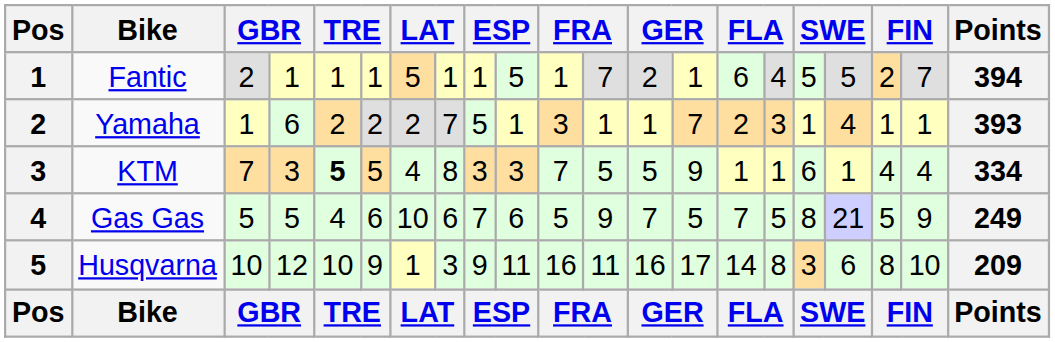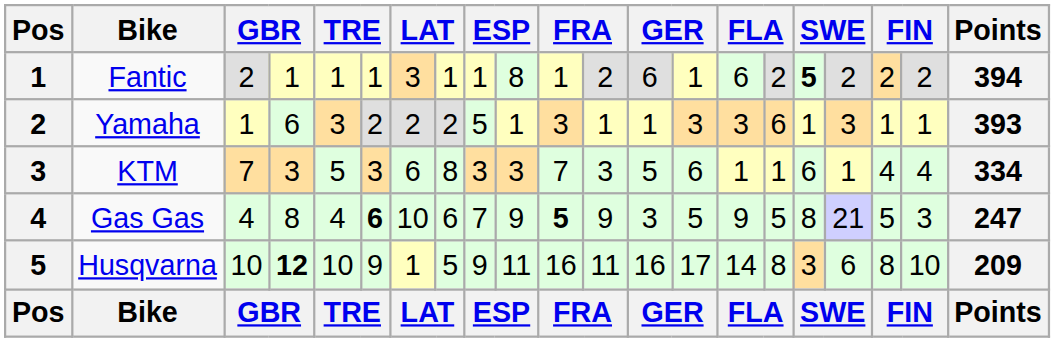(413, 76) 5 -> (413, 76) 3
(516, 76) 5 -> (516, 76) 8
(605, 76) 7 -> (605, 76) 2
(650, 76) 2 -> (650, 76) 6
(778, 76) 4 -> (778, 76) 2
(809, 76) normal -> (809, 76) bold
(848, 76) 5 -> (848, 76) 2
(925, 76) 7 -> (925, 76) 2
(337, 123) 2 -> (337, 123) 3
(450, 123) 7 -> (450, 123) 2
(695, 123) 7 -> (695, 123) 3
(741, 123) 2 -> (741, 123) 3
(778, 123) 3 -> (778, 123) 6
(848, 123) 4 -> (848, 123) 3
(337, 170) bold -> (337, 170) normal
(375, 170) 5 -> (375, 170) 3
(413, 170) 4 -> (413, 170) 6
(605, 170) 5 -> (605, 170) 3
(695, 170) 9 -> (695, 170) 6
(246, 218) 5 -> (246, 218) 4
(292, 218) 5 -> (292, 218) 8
(375, 218) normal -> (375, 218) bold
(516, 218) 6 -> (516, 218) 9
(561, 218) normal -> (561, 218) bold
(650, 218) 7 -> (650, 218) 3
(741, 218) 7 -> (741, 218) 9
(925, 218) 9 -> (925, 218) 3
(998, 218) 249 -> (998, 218) 247
(292, 265) normal -> (292, 265) bold
(450, 265) 3 -> (450, 265) 5
